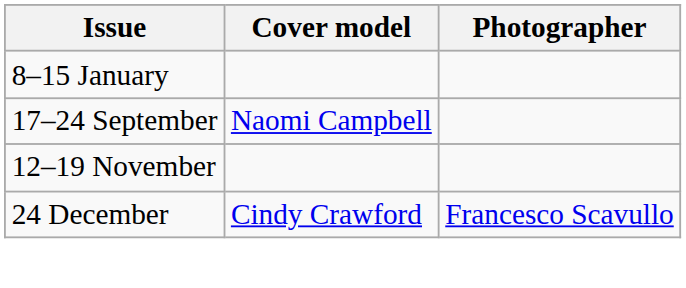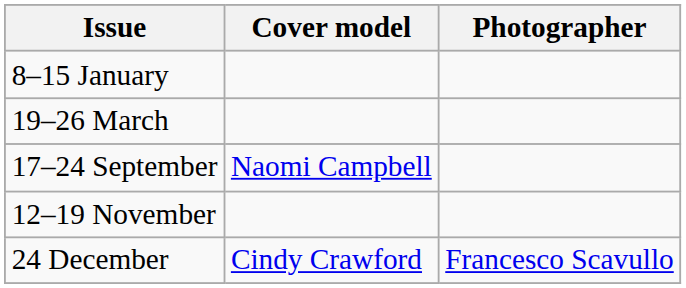+ row: (90, 120)
